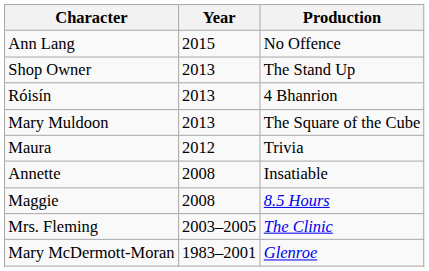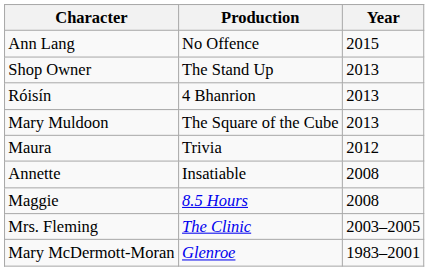columns swapped: (342, 17) <-> (219, 17)
